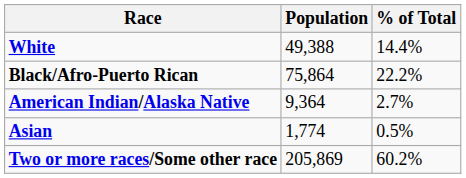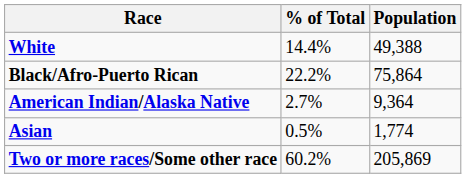columns swapped: (327, 18) <-> (416, 18)
